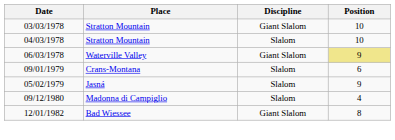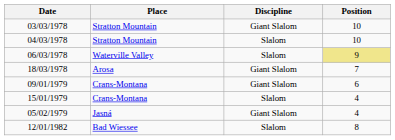(283, 55) Giant Slalom -> (273, 55) Slalom
+ row: (47, 70)
(283, 70) Slalom -> (273, 84) Giant Slalom
+ row: (47, 99)
(283, 84) Slalom -> (273, 113) Giant Slalom
(359, 84) 9 -> (357, 113) 4
- row: (44, 99)
(283, 113) Giant Slalom -> (273, 128) Slalom
